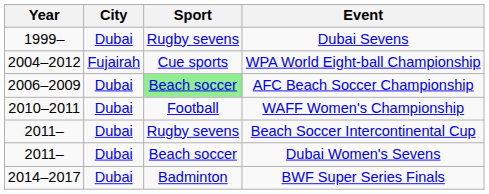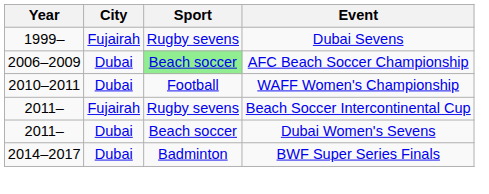(114, 39) Dubai -> (114, 39) Fujairah
- row: (363, 62)
(114, 131) Dubai -> (114, 108) Fujairah
